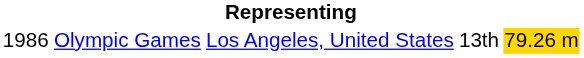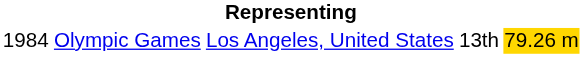(26, 40) 1986 -> (26, 40) 1984
